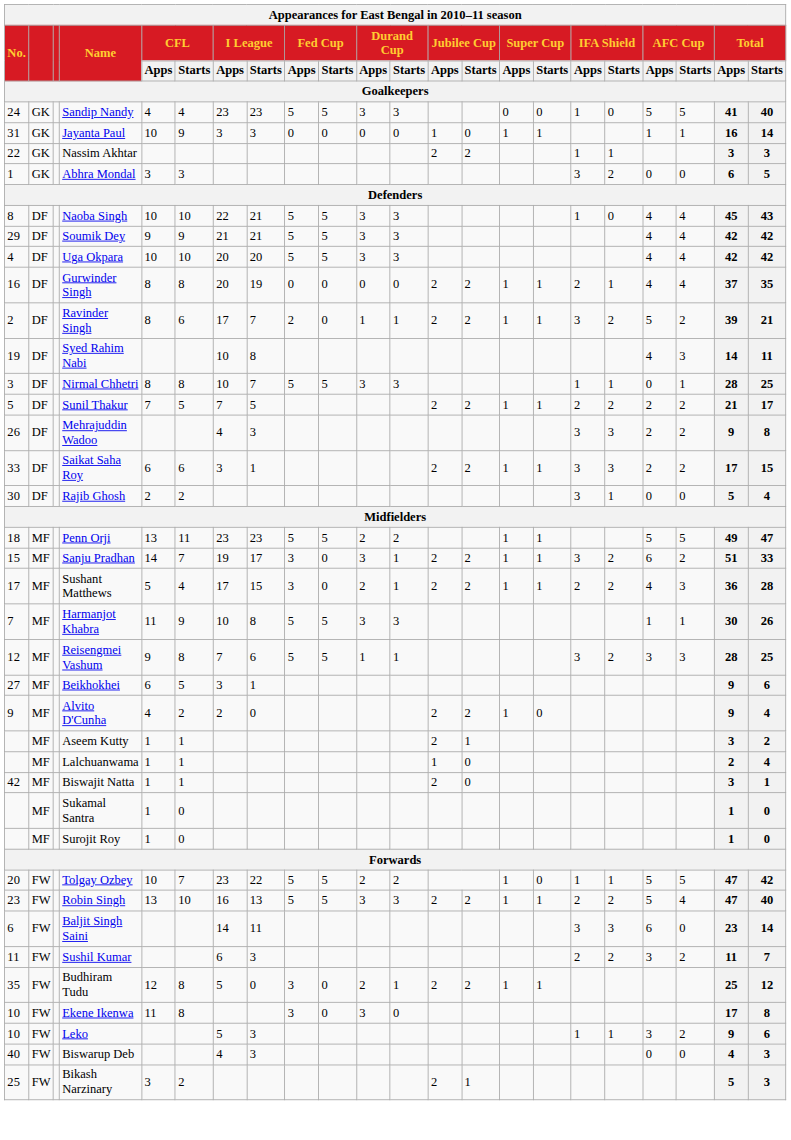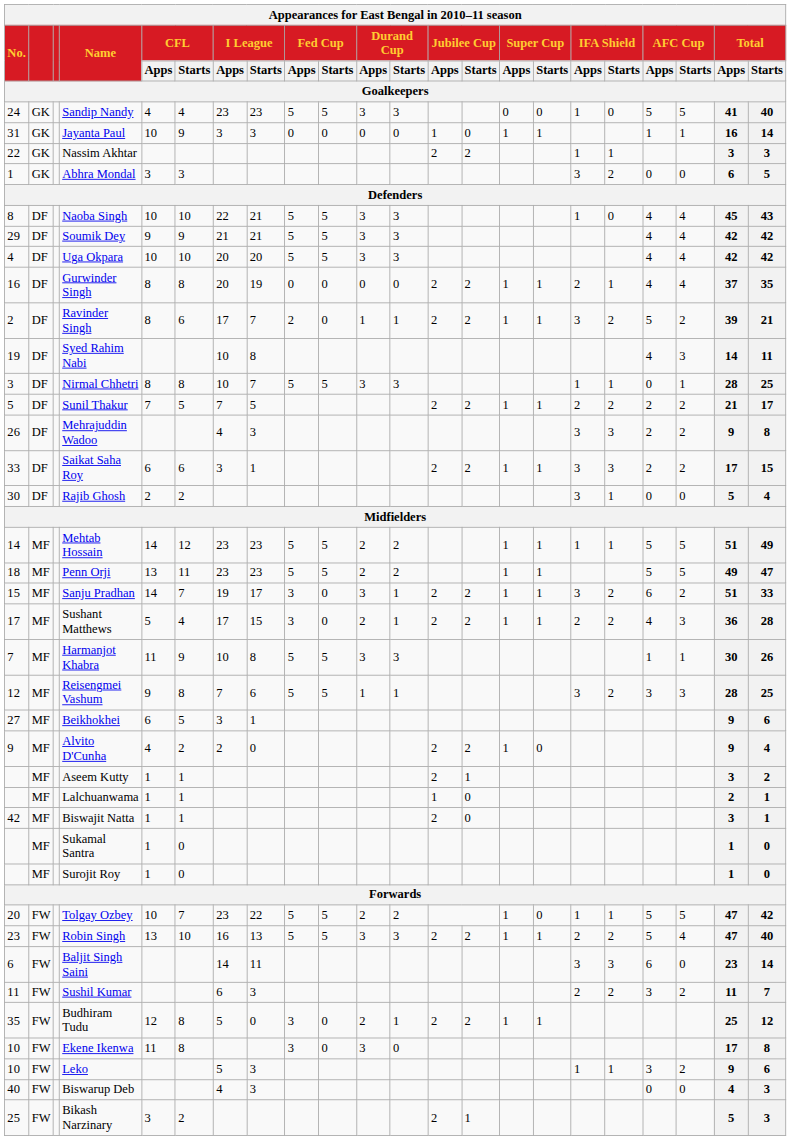+ row: (82, 545)
(767, 762) 4 -> (767, 797) 1
